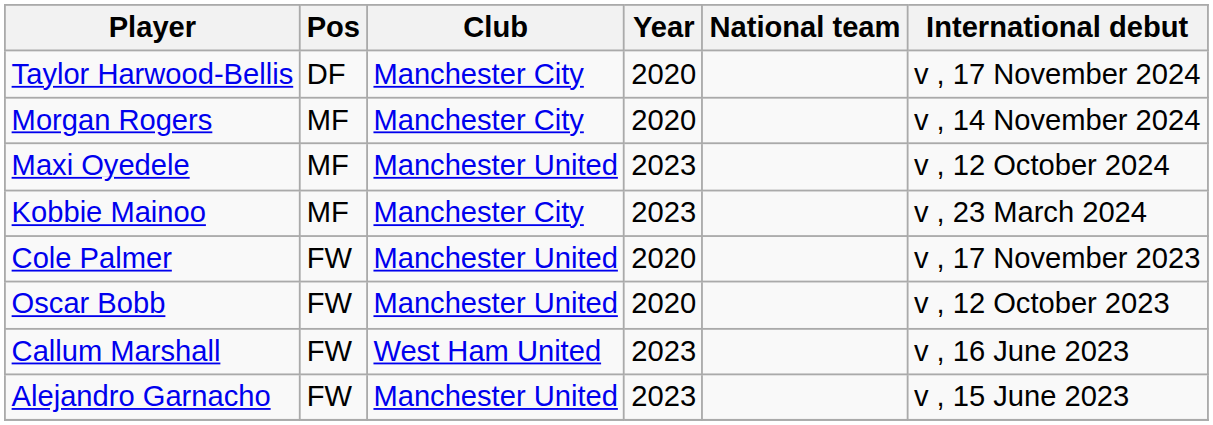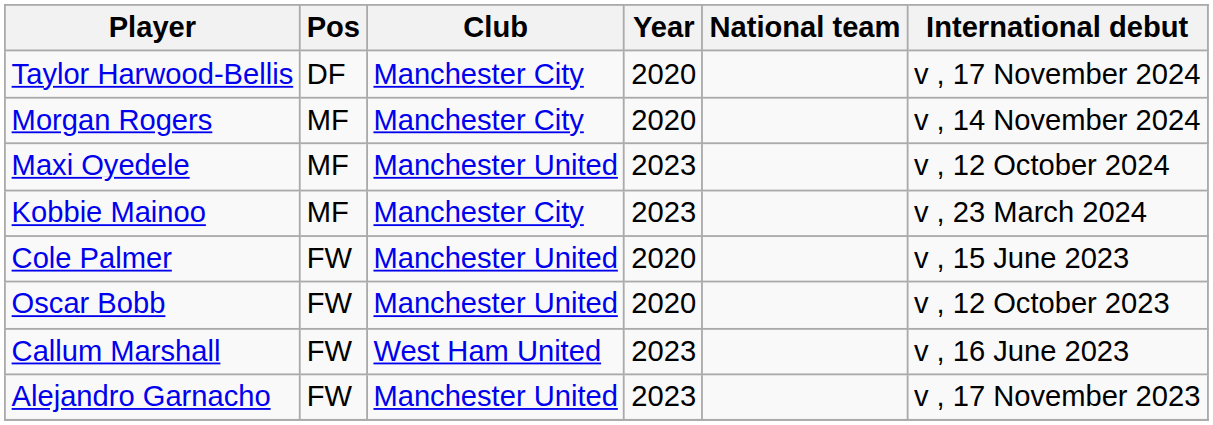(1057, 258) v , 17 November 2023 -> (1022, 258) v , 15 June 2023
(1022, 397) v , 15 June 2023 -> (1057, 397) v , 17 November 2023
